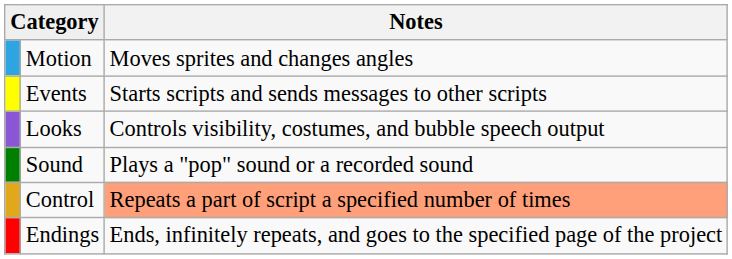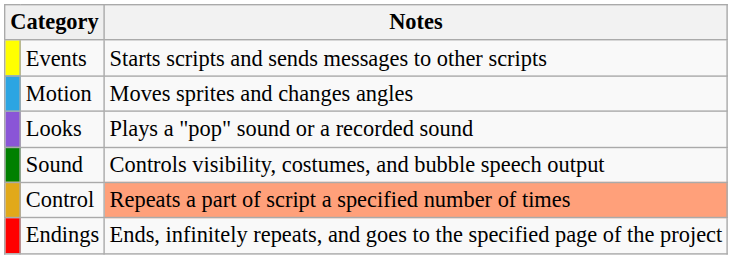rows swapped: (56, 93) <-> (59, 57)
(357, 128) Controls visibility, costumes, and bubble speech output -> (291, 128) Plays a "pop" sound or a recorded sound
(291, 164) Plays a "pop" sound or a recorded sound -> (357, 164) Controls visibility, costumes, and bubble speech output
